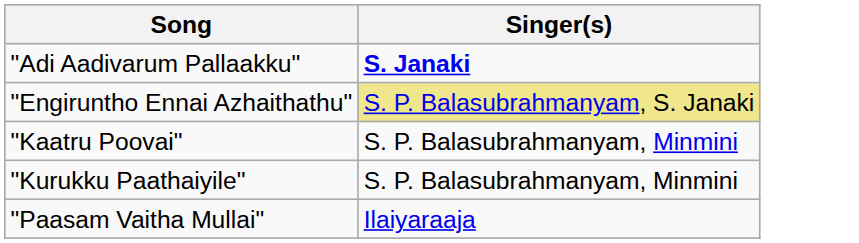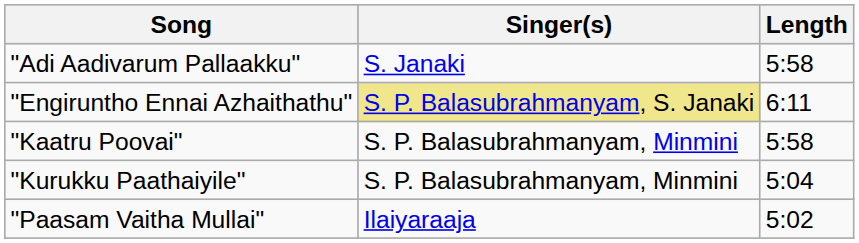+ column: (807, 24)
(417, 63) bold -> (414, 63) normal
